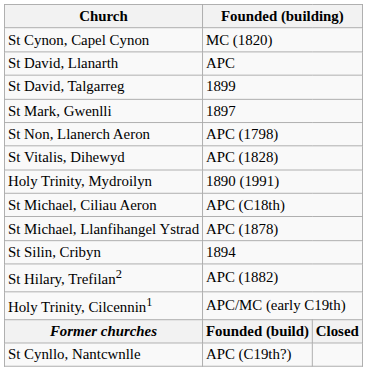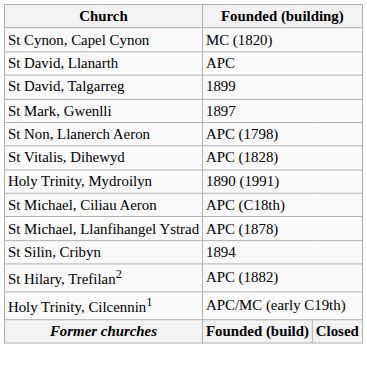- row: (74, 354)
